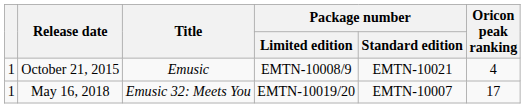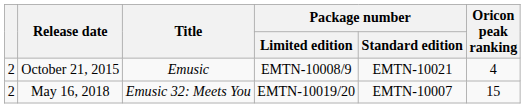(11, 69) 1 -> (11, 69) 2
(11, 92) 1 -> (11, 92) 2
(493, 92) 17 -> (493, 92) 15
